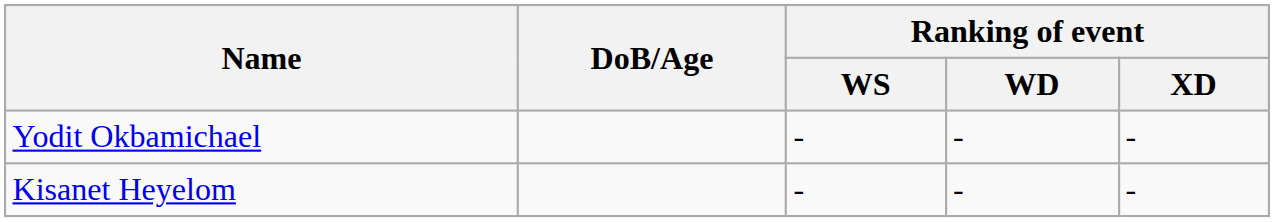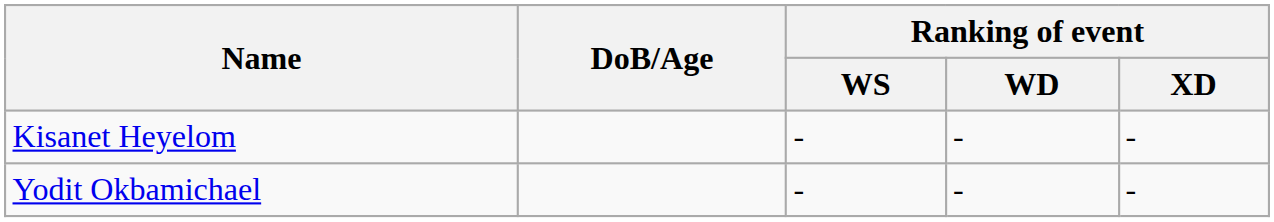rows swapped: (124, 189) <-> (137, 136)
